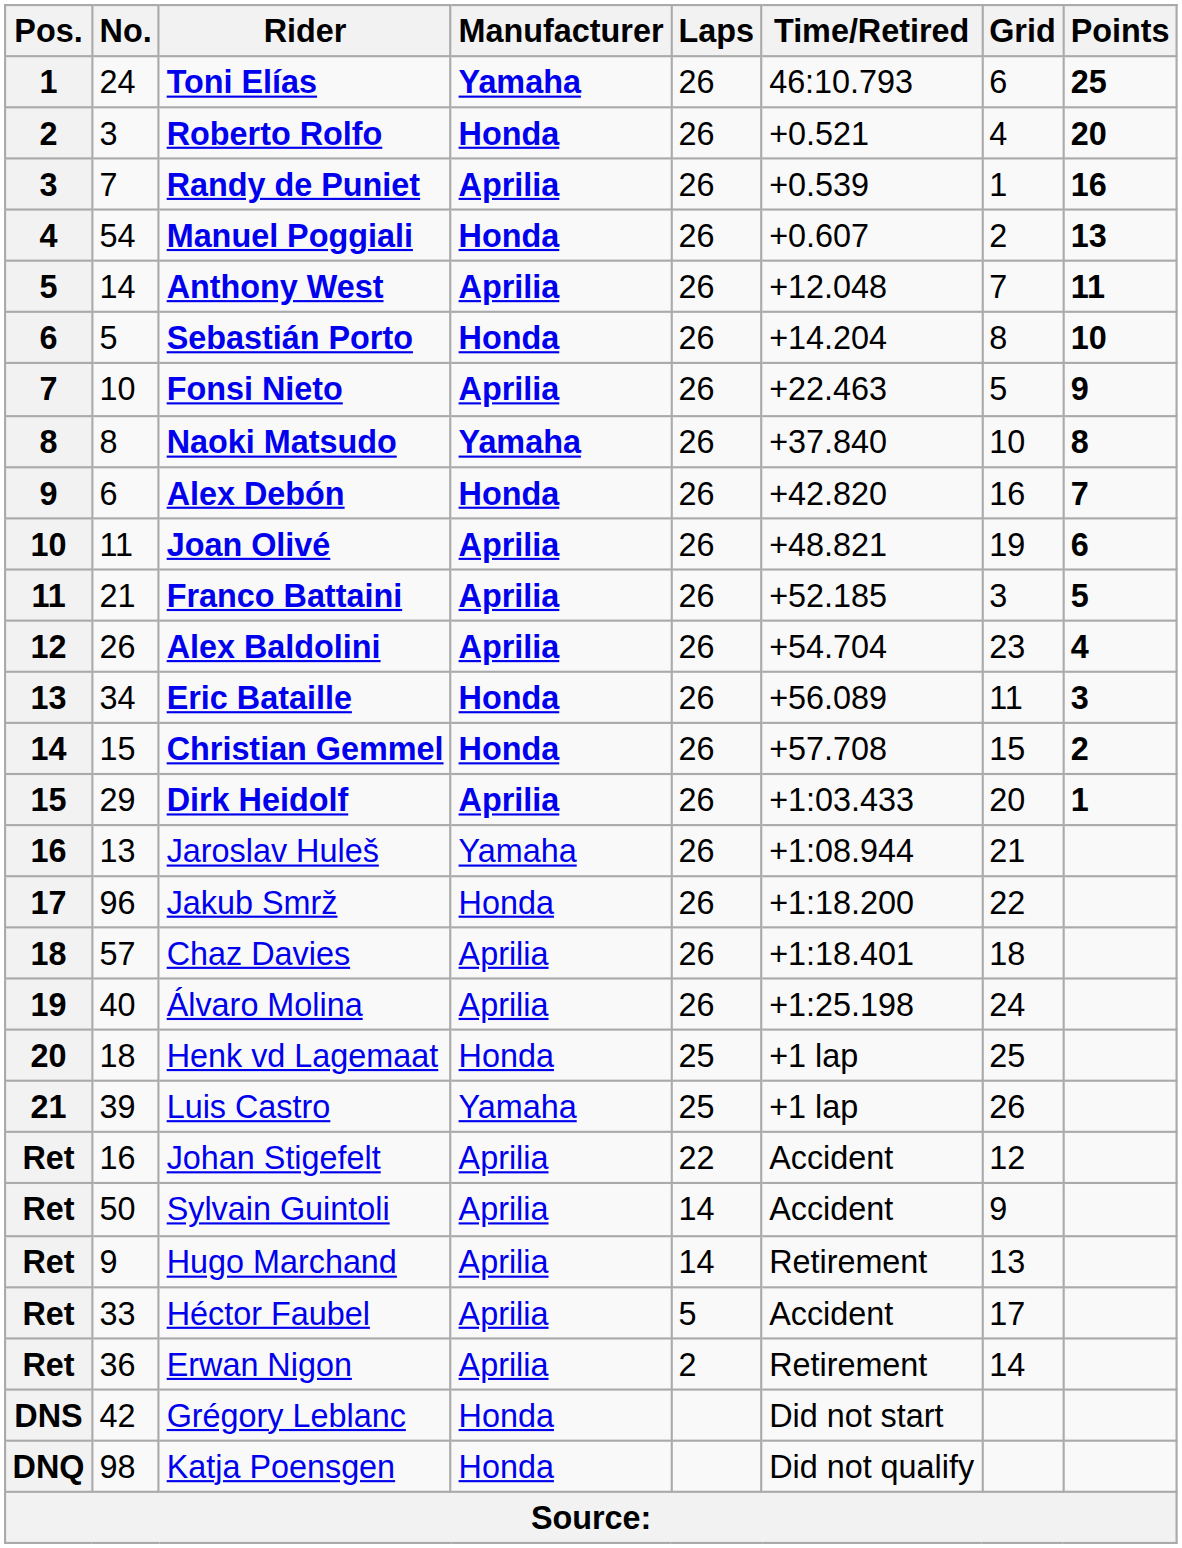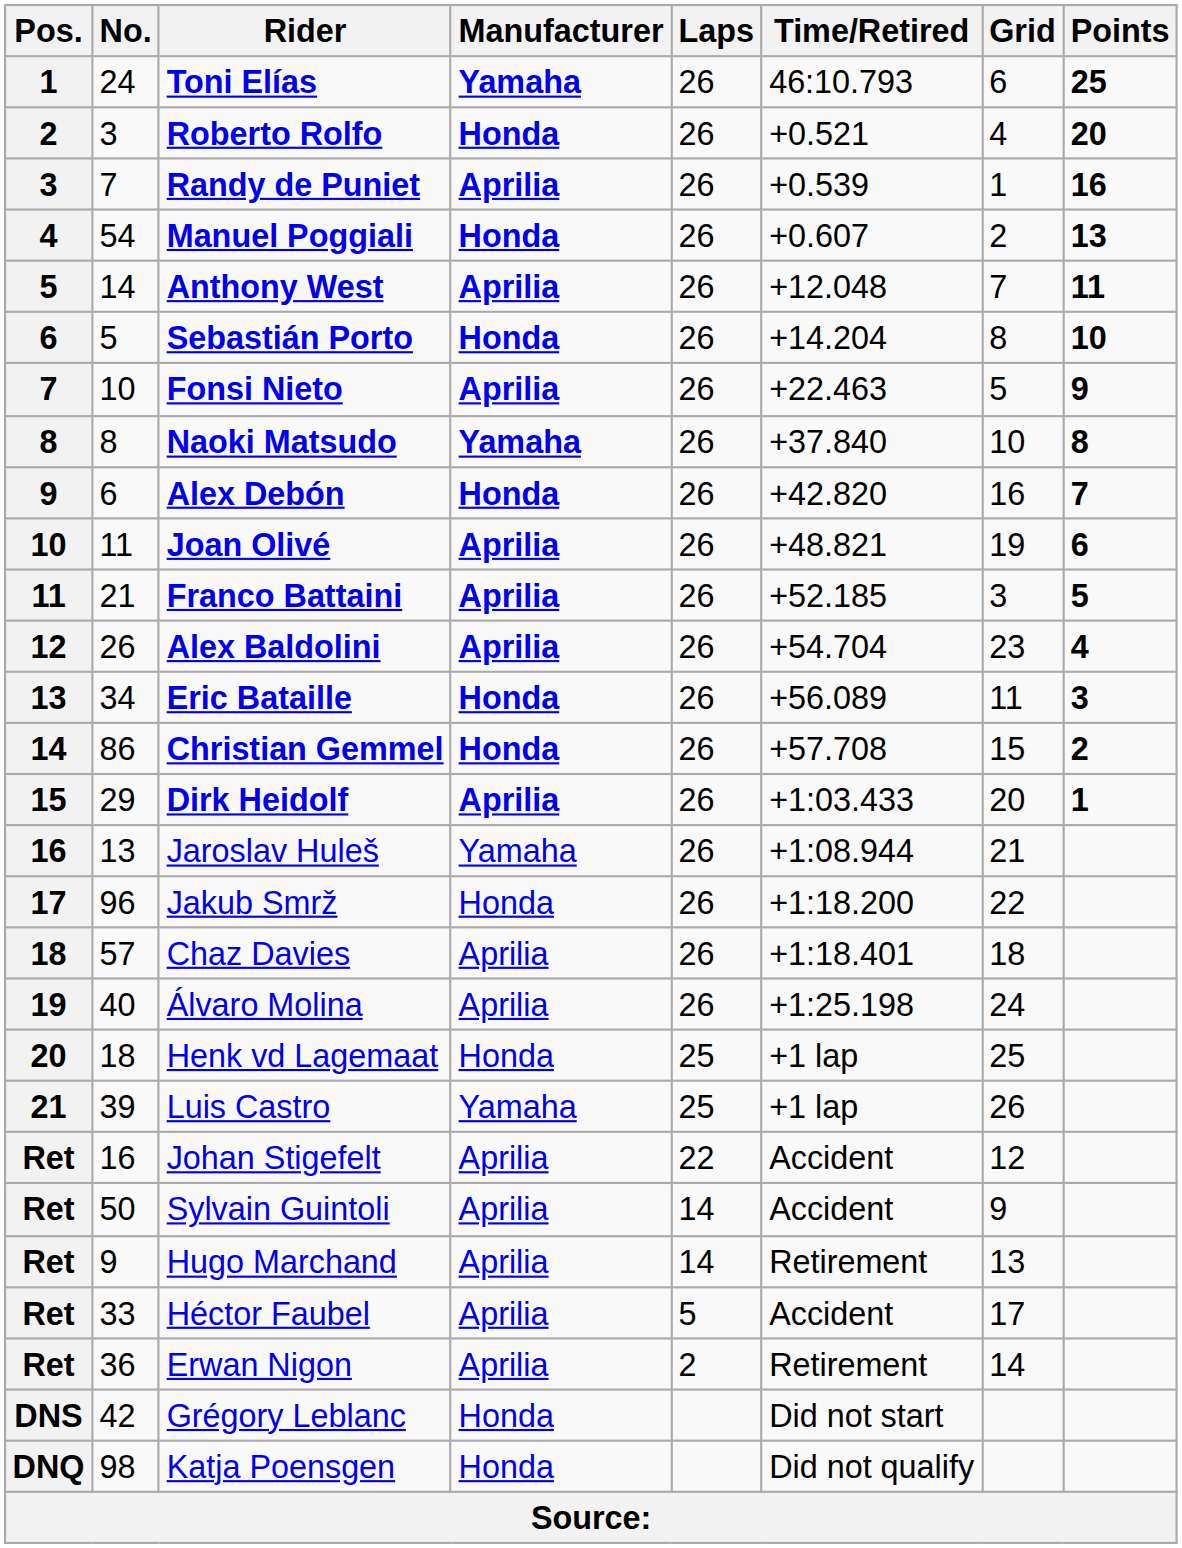(118, 748) 15 -> (118, 748) 86
